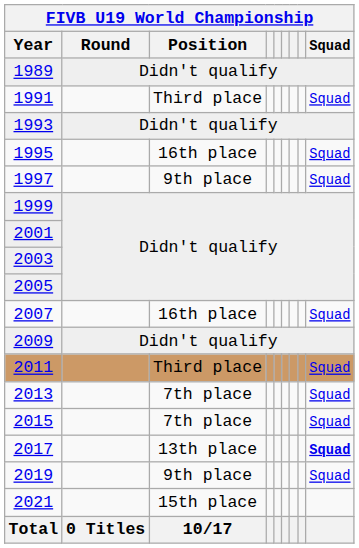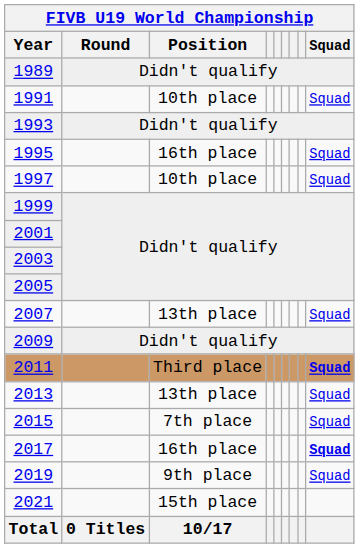(208, 99) Third place -> (208, 99) 10th place
(208, 180) 9th place -> (208, 180) 10th place
(208, 314) 16th place -> (208, 314) 13th place
(330, 369) normal -> (330, 368) bold
(208, 395) 7th place -> (208, 395) 13th place
(208, 449) 13th place -> (208, 449) 16th place
